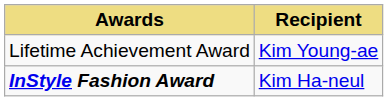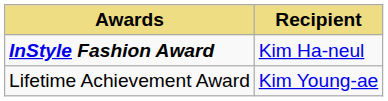rows swapped: (112, 80) <-> (129, 50)
